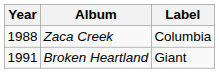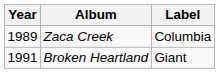(22, 36) 1988 -> (22, 36) 1989
